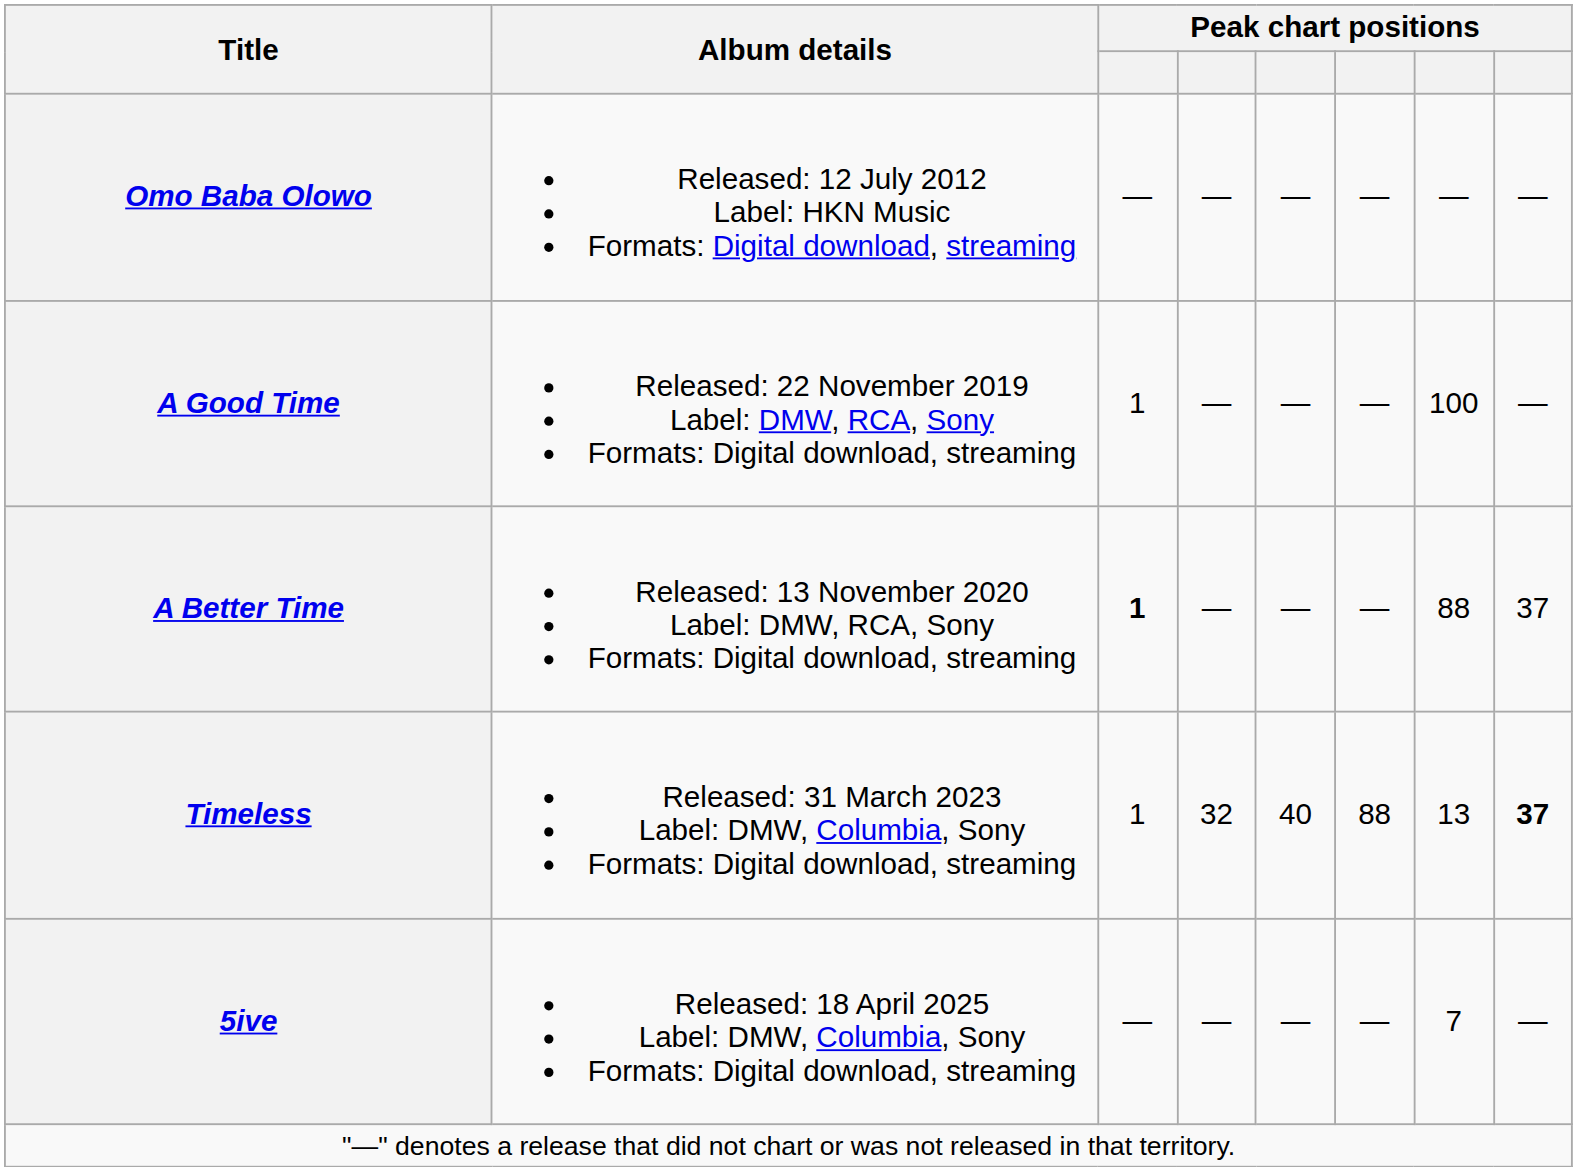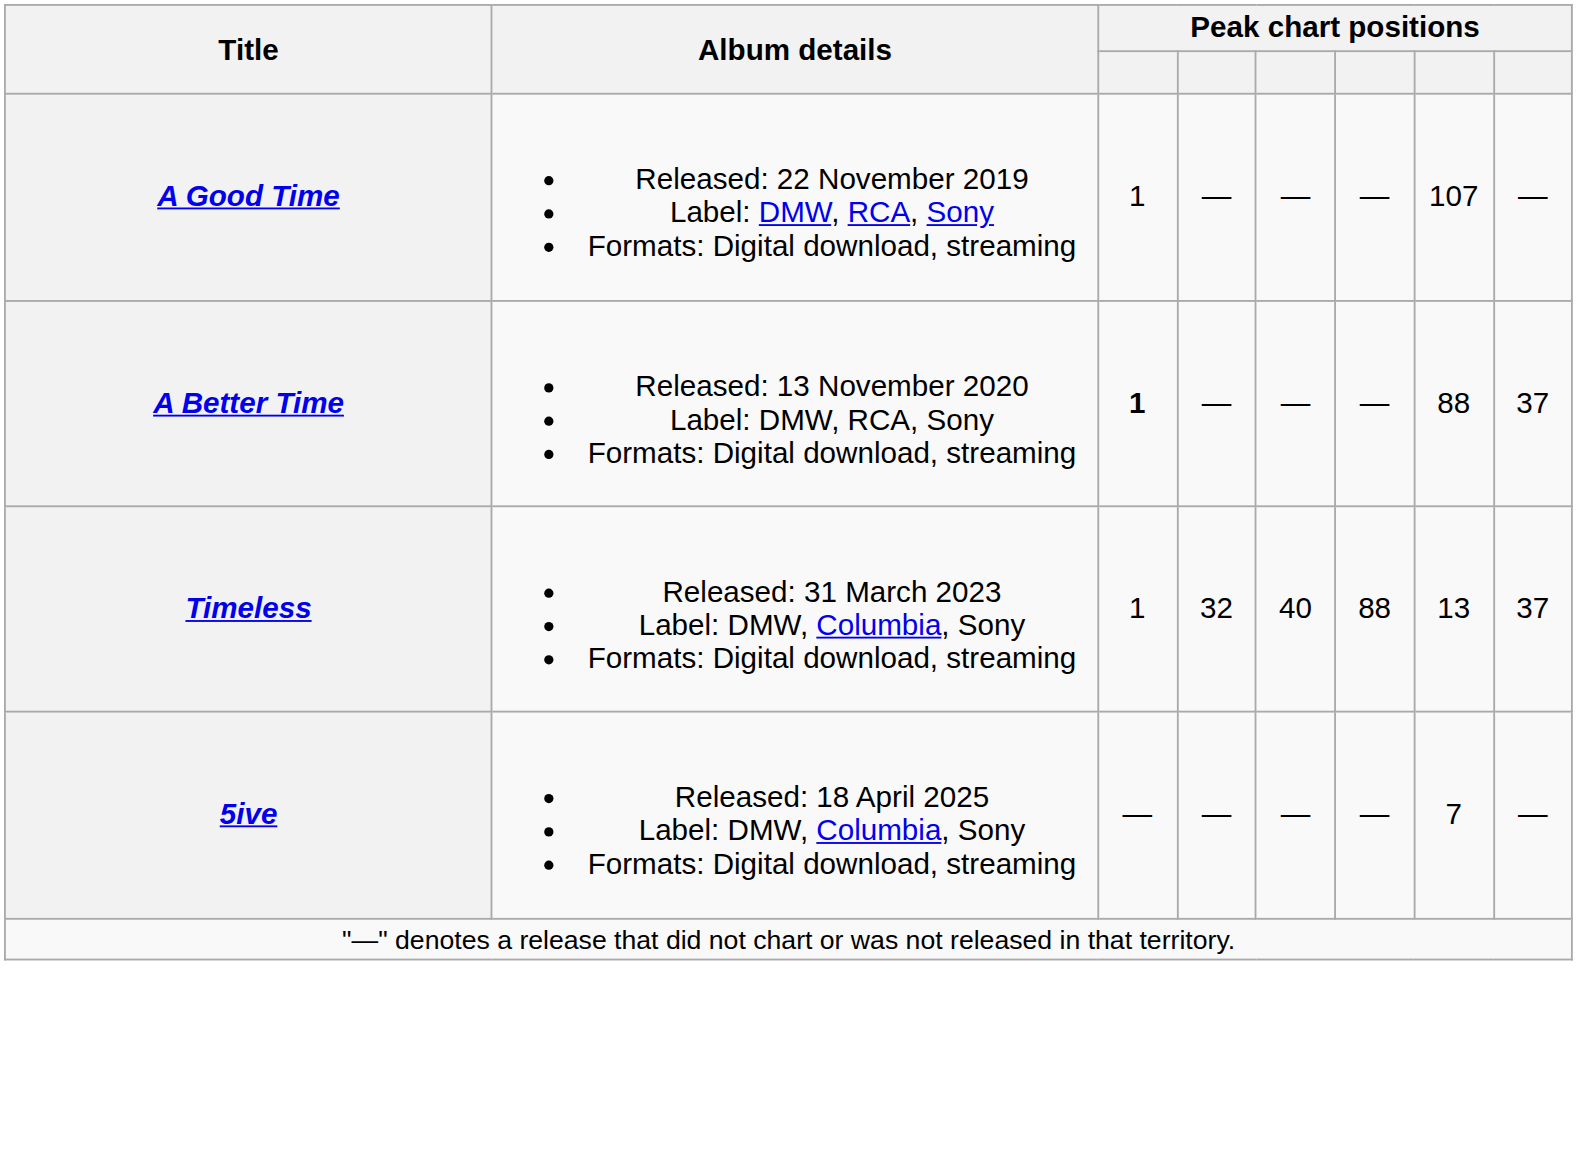- row: (249, 196)
(1454, 402) 100 -> (1454, 196) 107
(1533, 814) bold -> (1533, 608) normal
